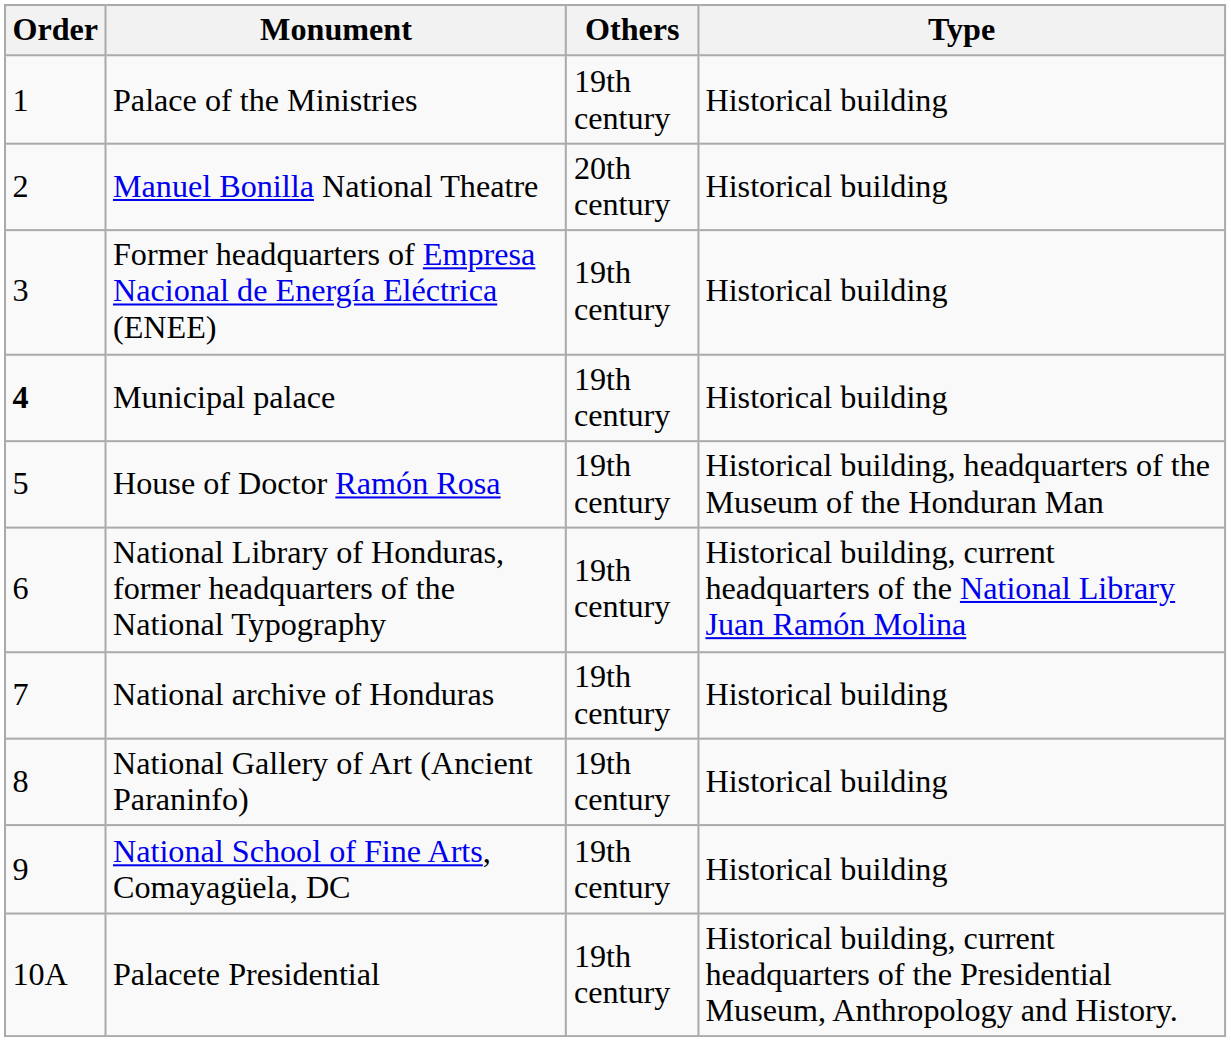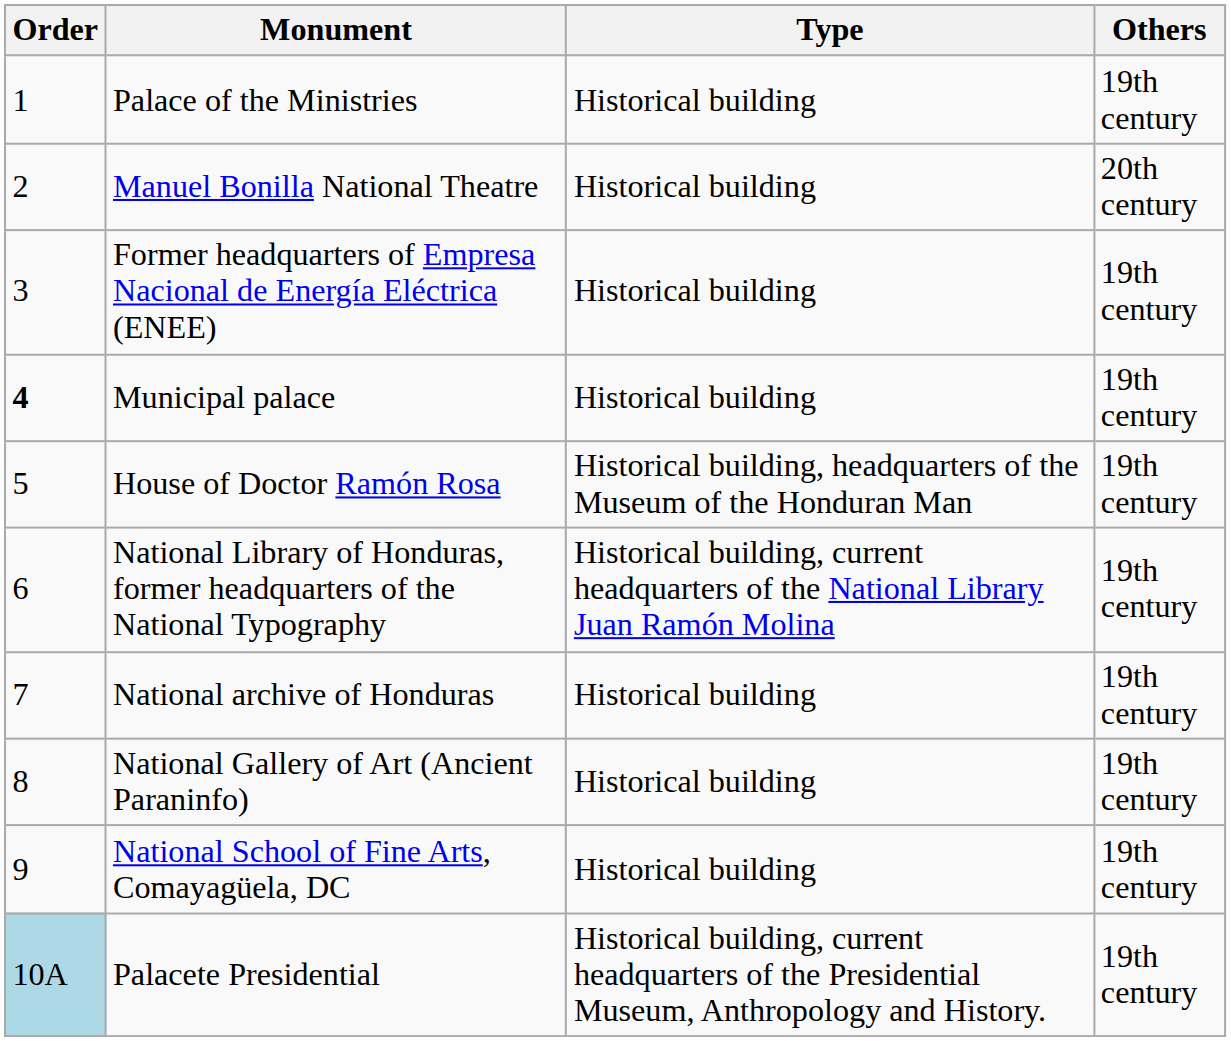columns swapped: (962, 30) <-> (632, 30)
(40, 974) no background -> (40, 974) lightblue background
